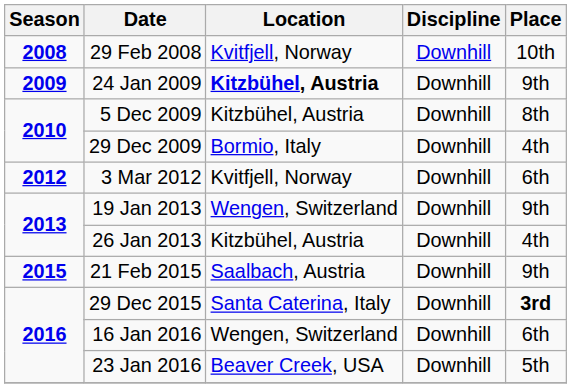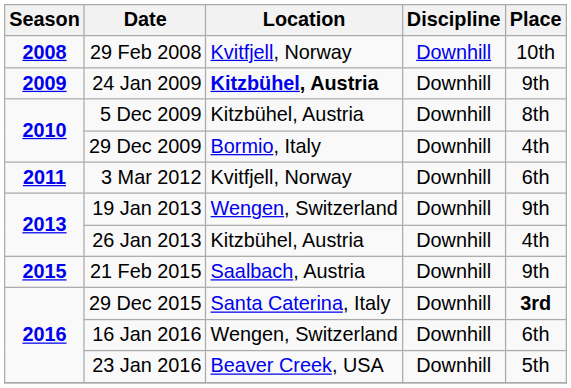(44, 177) 2012 -> (44, 177) 2011
